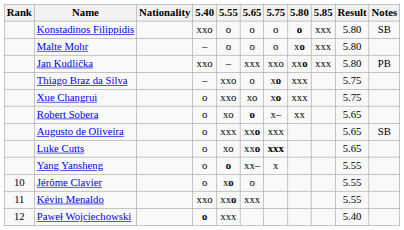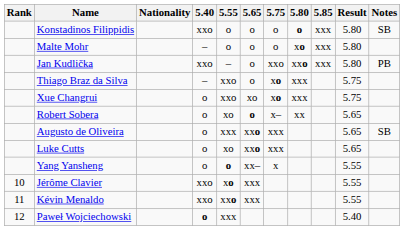(252, 64) xxx -> (252, 64) o
(276, 149) bold -> (276, 149) normal
(205, 183) o -> (205, 183) xxo
(252, 183) o -> (252, 183) xxx
